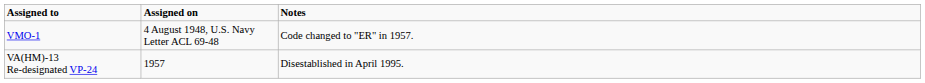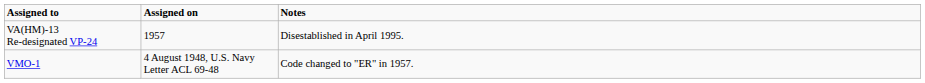rows swapped: (23, 35) <-> (52, 64)
